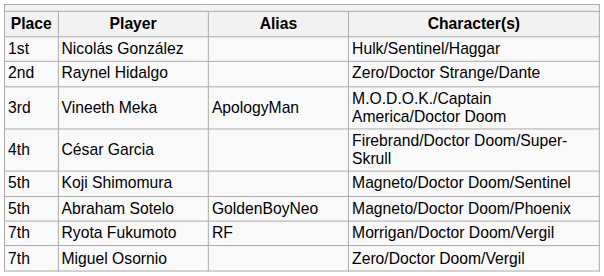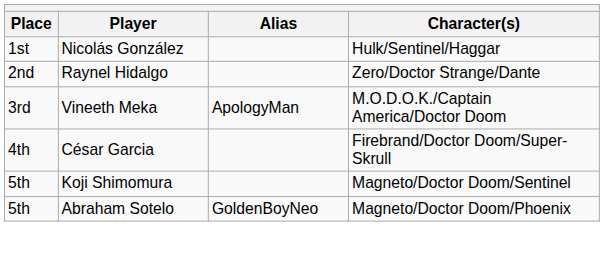- row: (119, 233)
- row: (114, 258)
